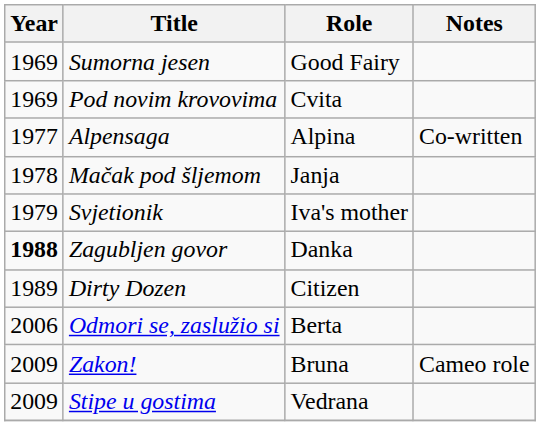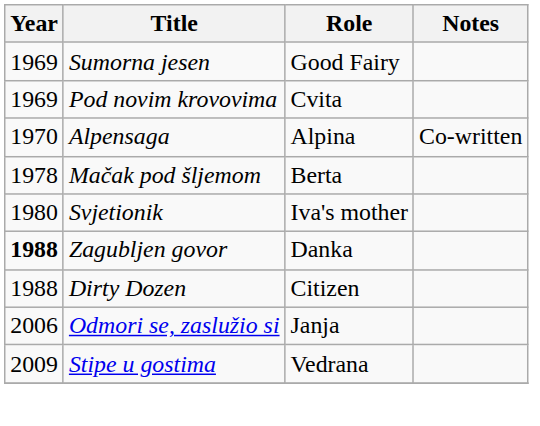(34, 136) 1977 -> (34, 136) 1970
(315, 174) Janja -> (316, 174) Berta
(34, 212) 1979 -> (34, 212) 1980
(34, 288) 1989 -> (34, 288) 1988
(316, 325) Berta -> (315, 325) Janja
- row: (103, 363)
